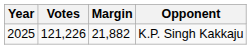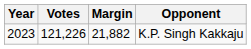(21, 34) 2025 -> (21, 34) 2023
